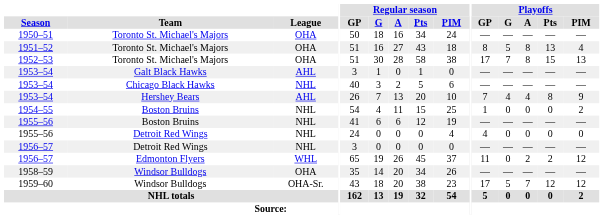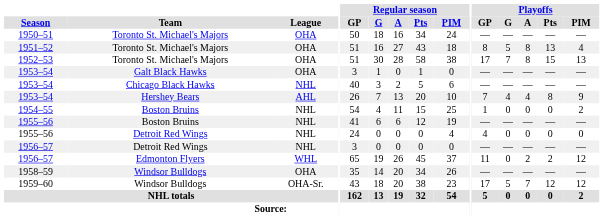(306, 72) AHL -> (306, 72) OHA
